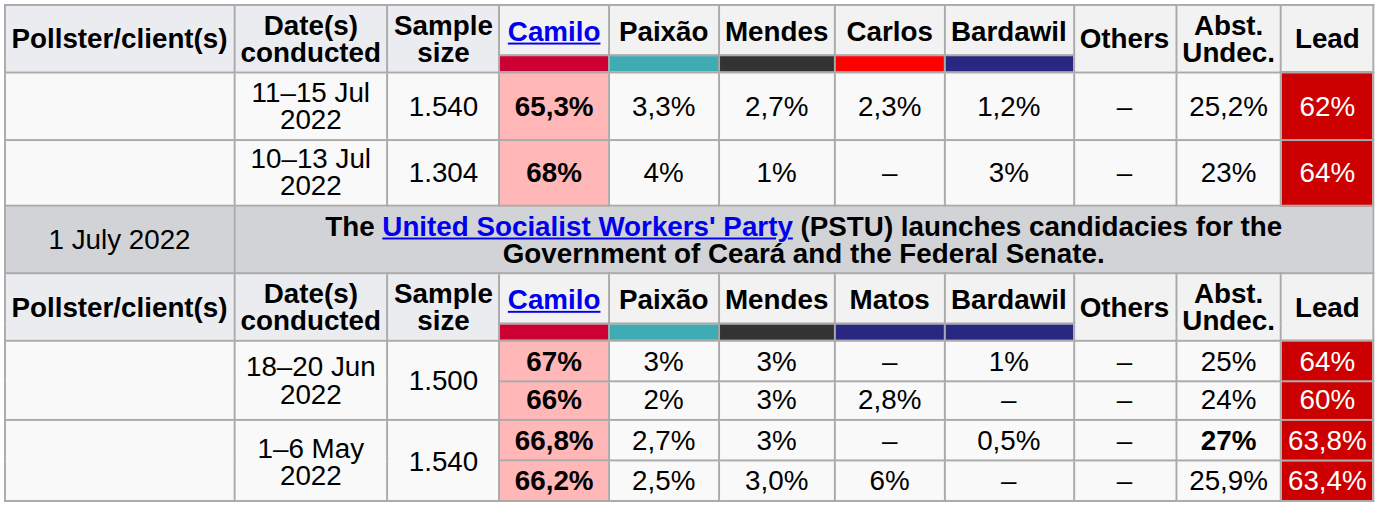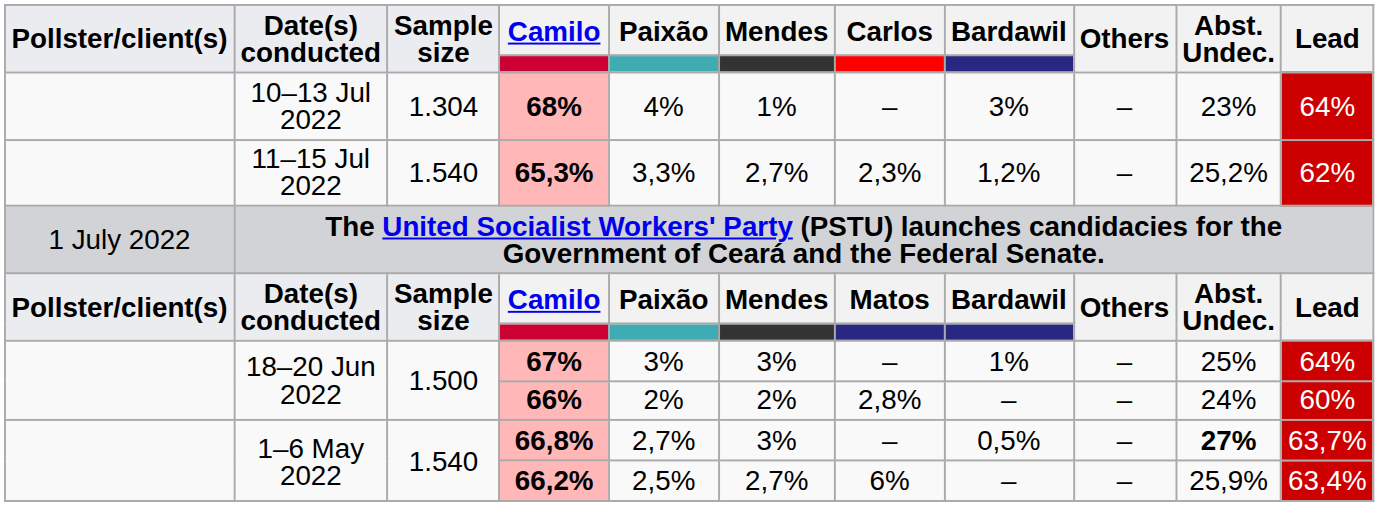rows swapped: (554, 106) <-> (554, 173)
(777, 401) 3% -> (777, 401) 2%
(1327, 441) 63,8% -> (1327, 441) 63,7%
(777, 481) 3,0% -> (777, 481) 2,7%
